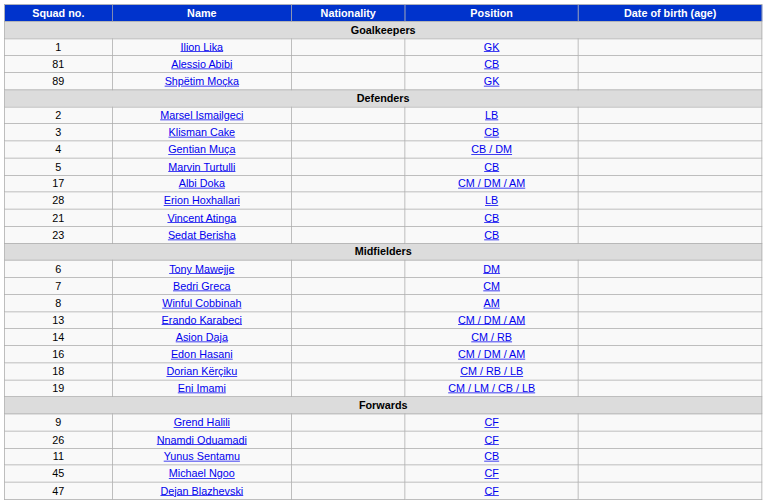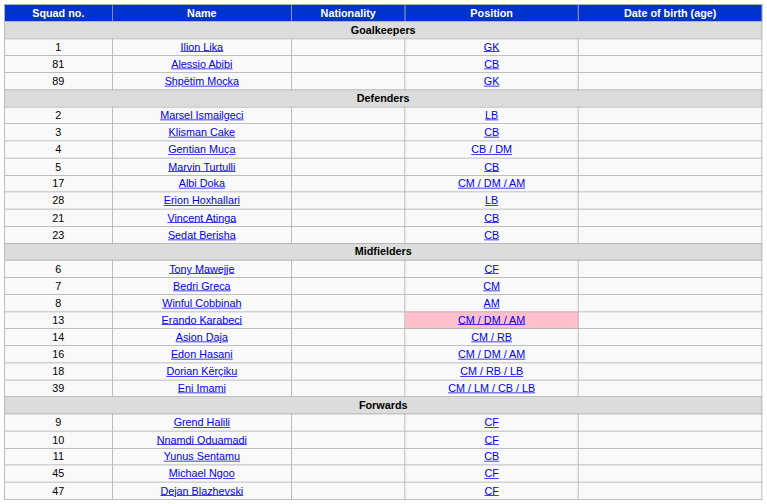(492, 269) DM -> (492, 269) CF
(492, 320) no background -> (492, 320) pink background
(58, 389) 19 -> (58, 389) 39
(58, 440) 26 -> (58, 440) 10
